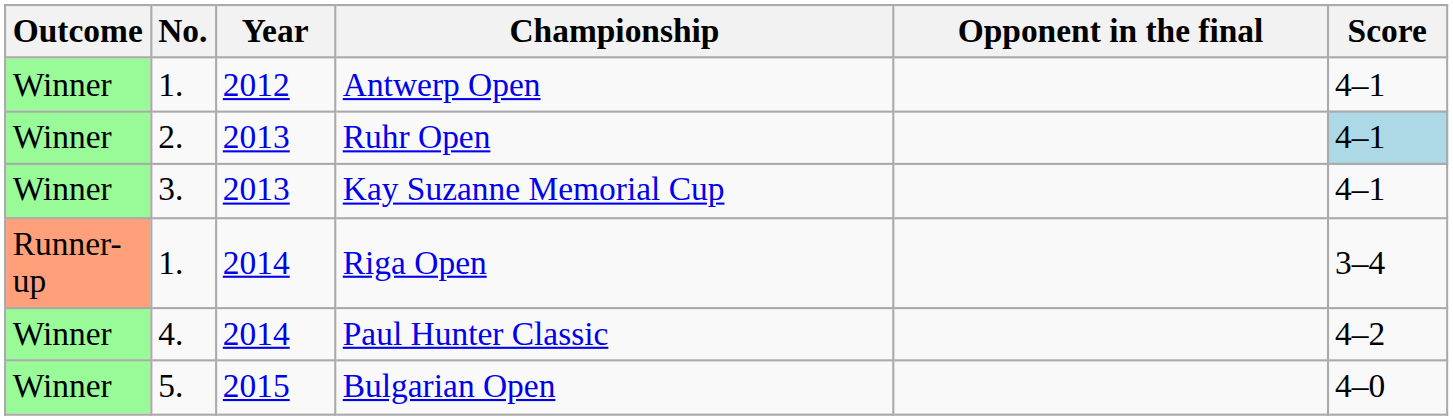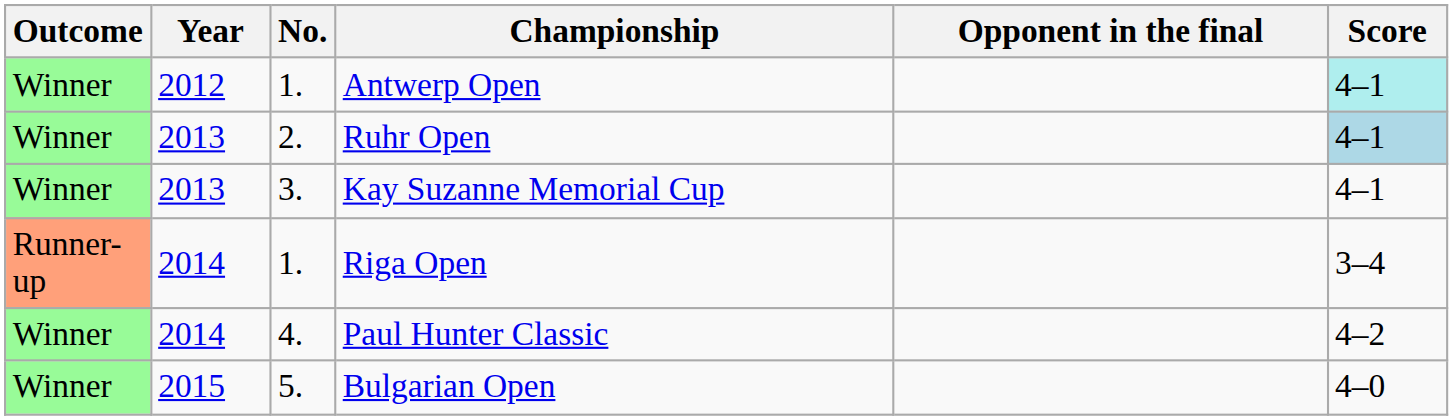columns swapped: (183, 31) <-> (275, 31)
(1360, 84) no background -> (1360, 84) paleturquoise background
